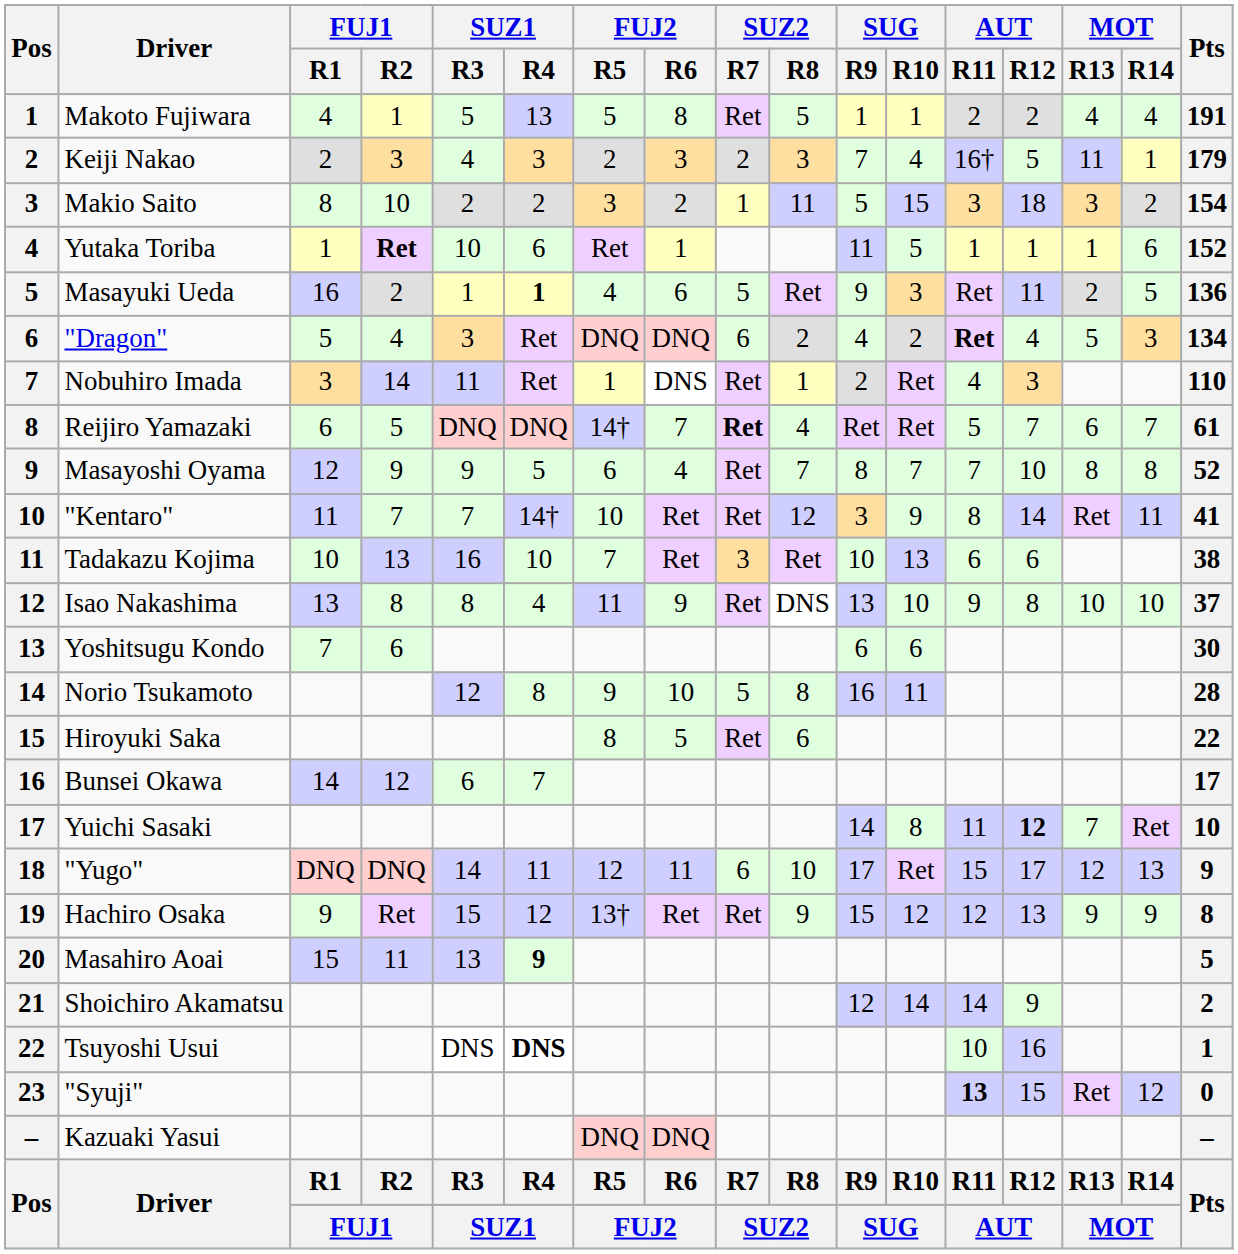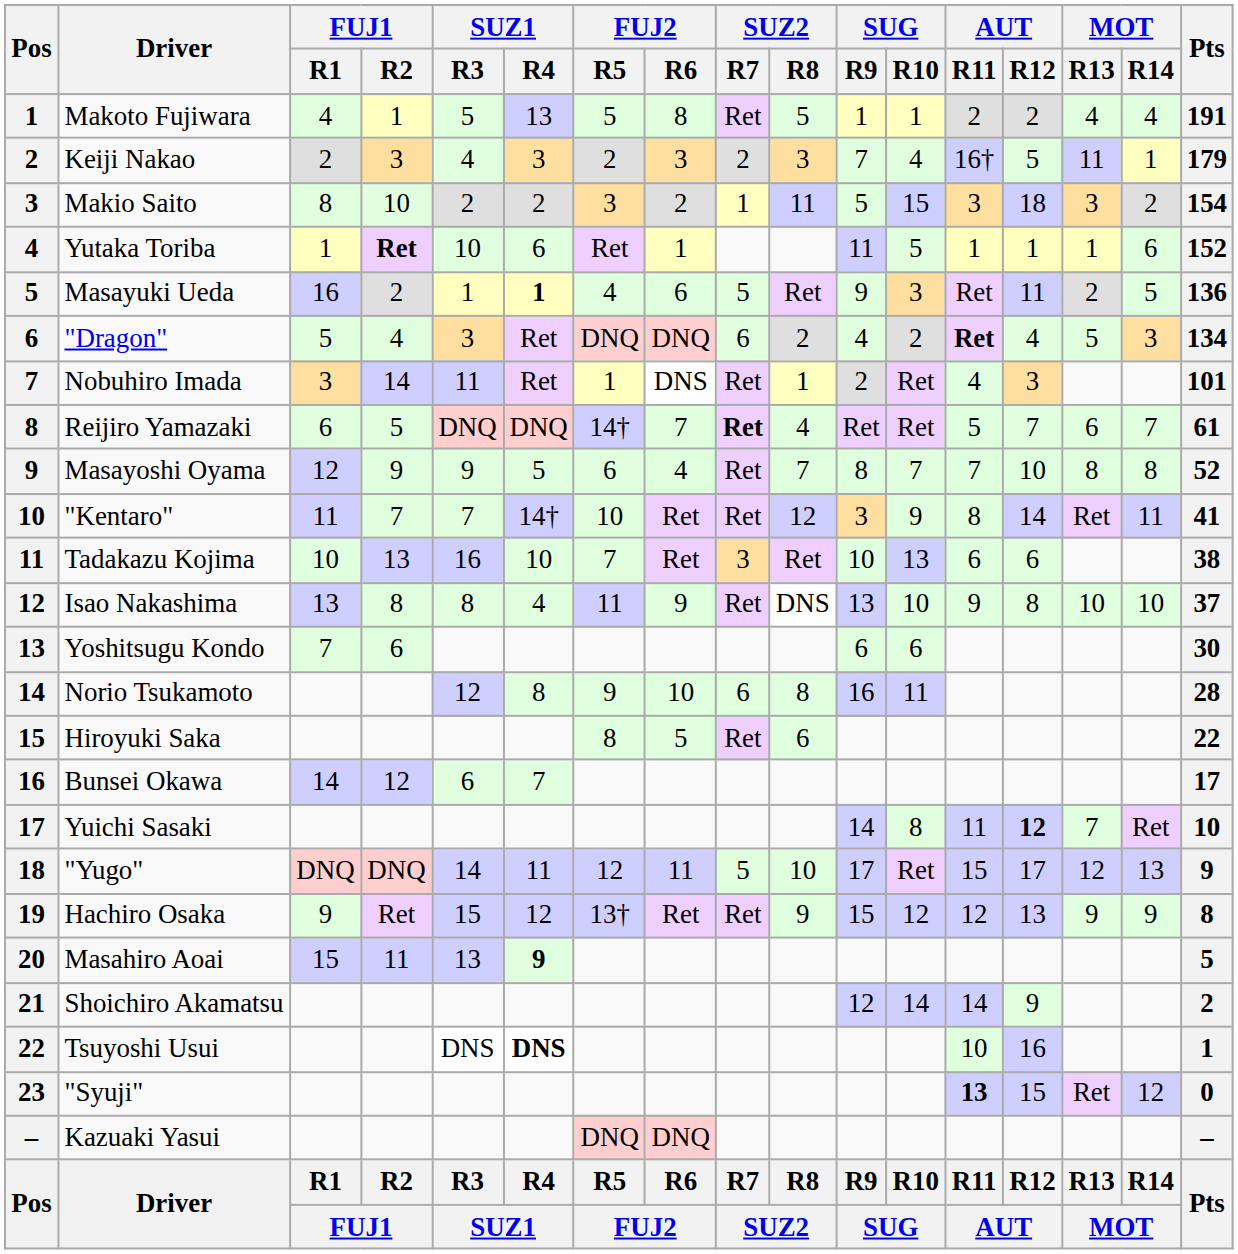(1207, 381) 110 -> (1207, 381) 101
(743, 692) 5 -> (743, 692) 6
(743, 870) 6 -> (743, 870) 5
